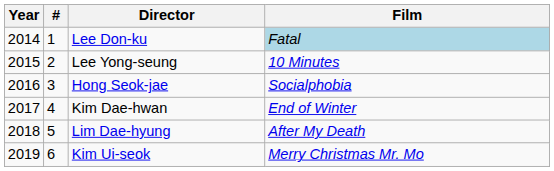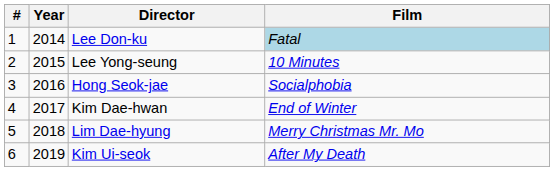columns swapped: (56, 16) <-> (24, 16)
(317, 131) After My Death -> (346, 131) Merry Christmas Mr. Mo
(346, 154) Merry Christmas Mr. Mo -> (317, 154) After My Death
